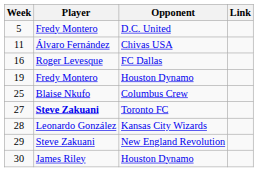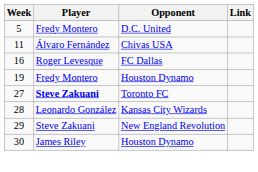- row: (19, 93)
